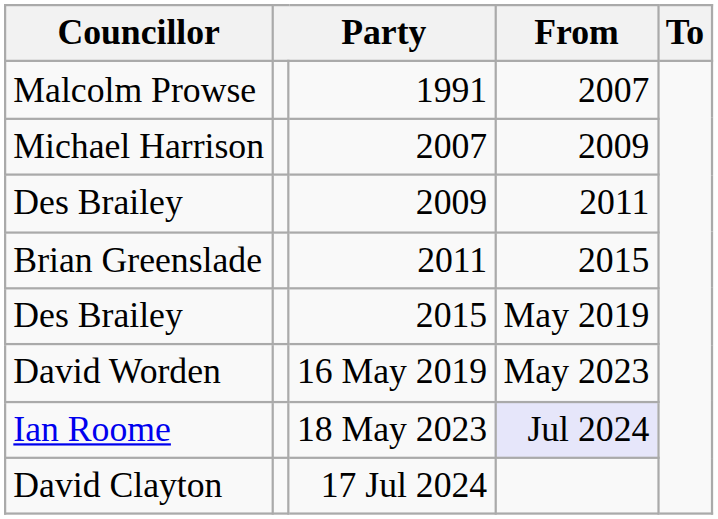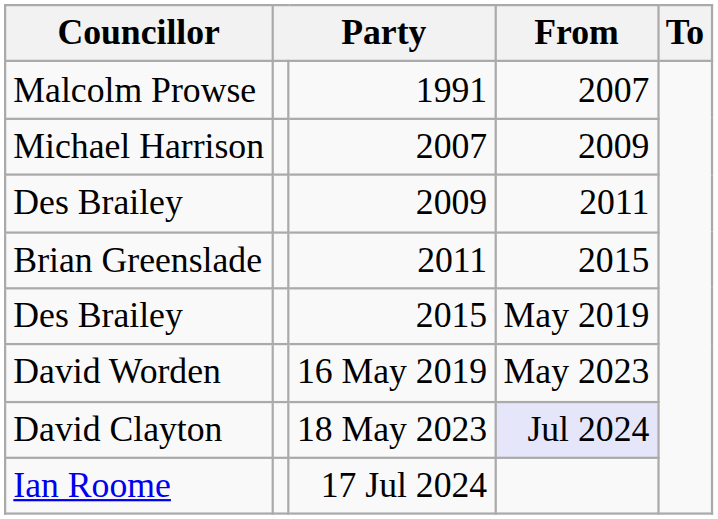(92, 428) Ian Roome -> (118, 428) David Clayton
(118, 485) David Clayton -> (92, 485) Ian Roome
